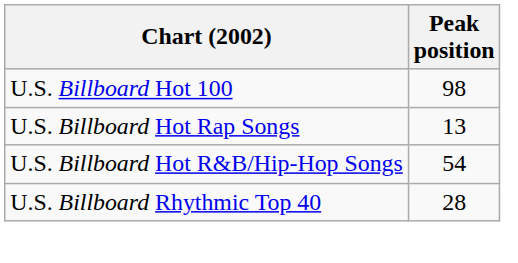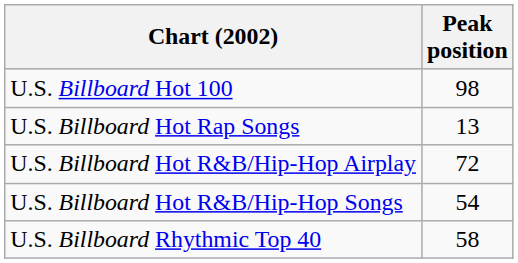+ row: (213, 163)
(454, 201) 28 -> (467, 239) 58
